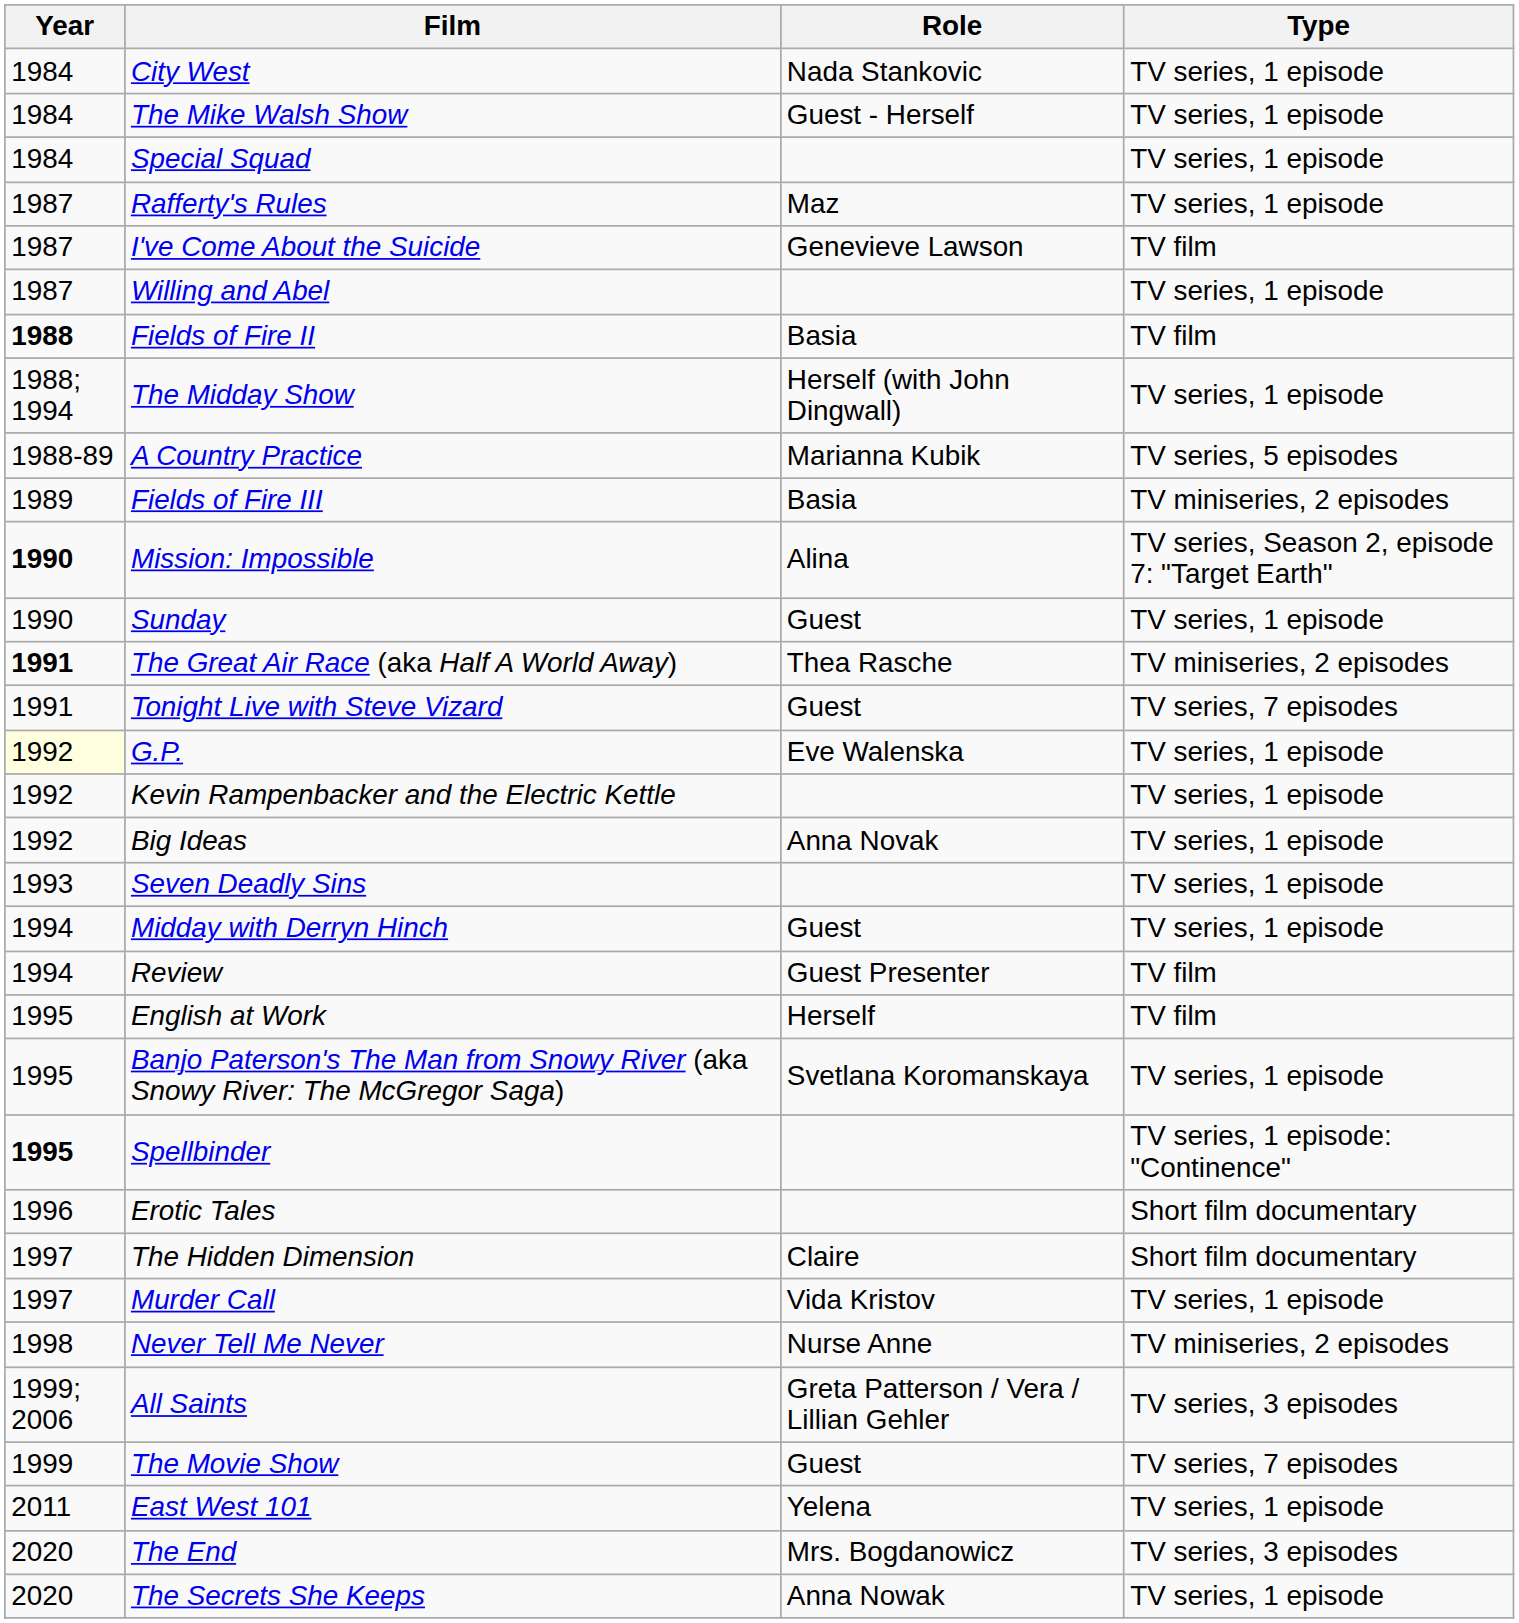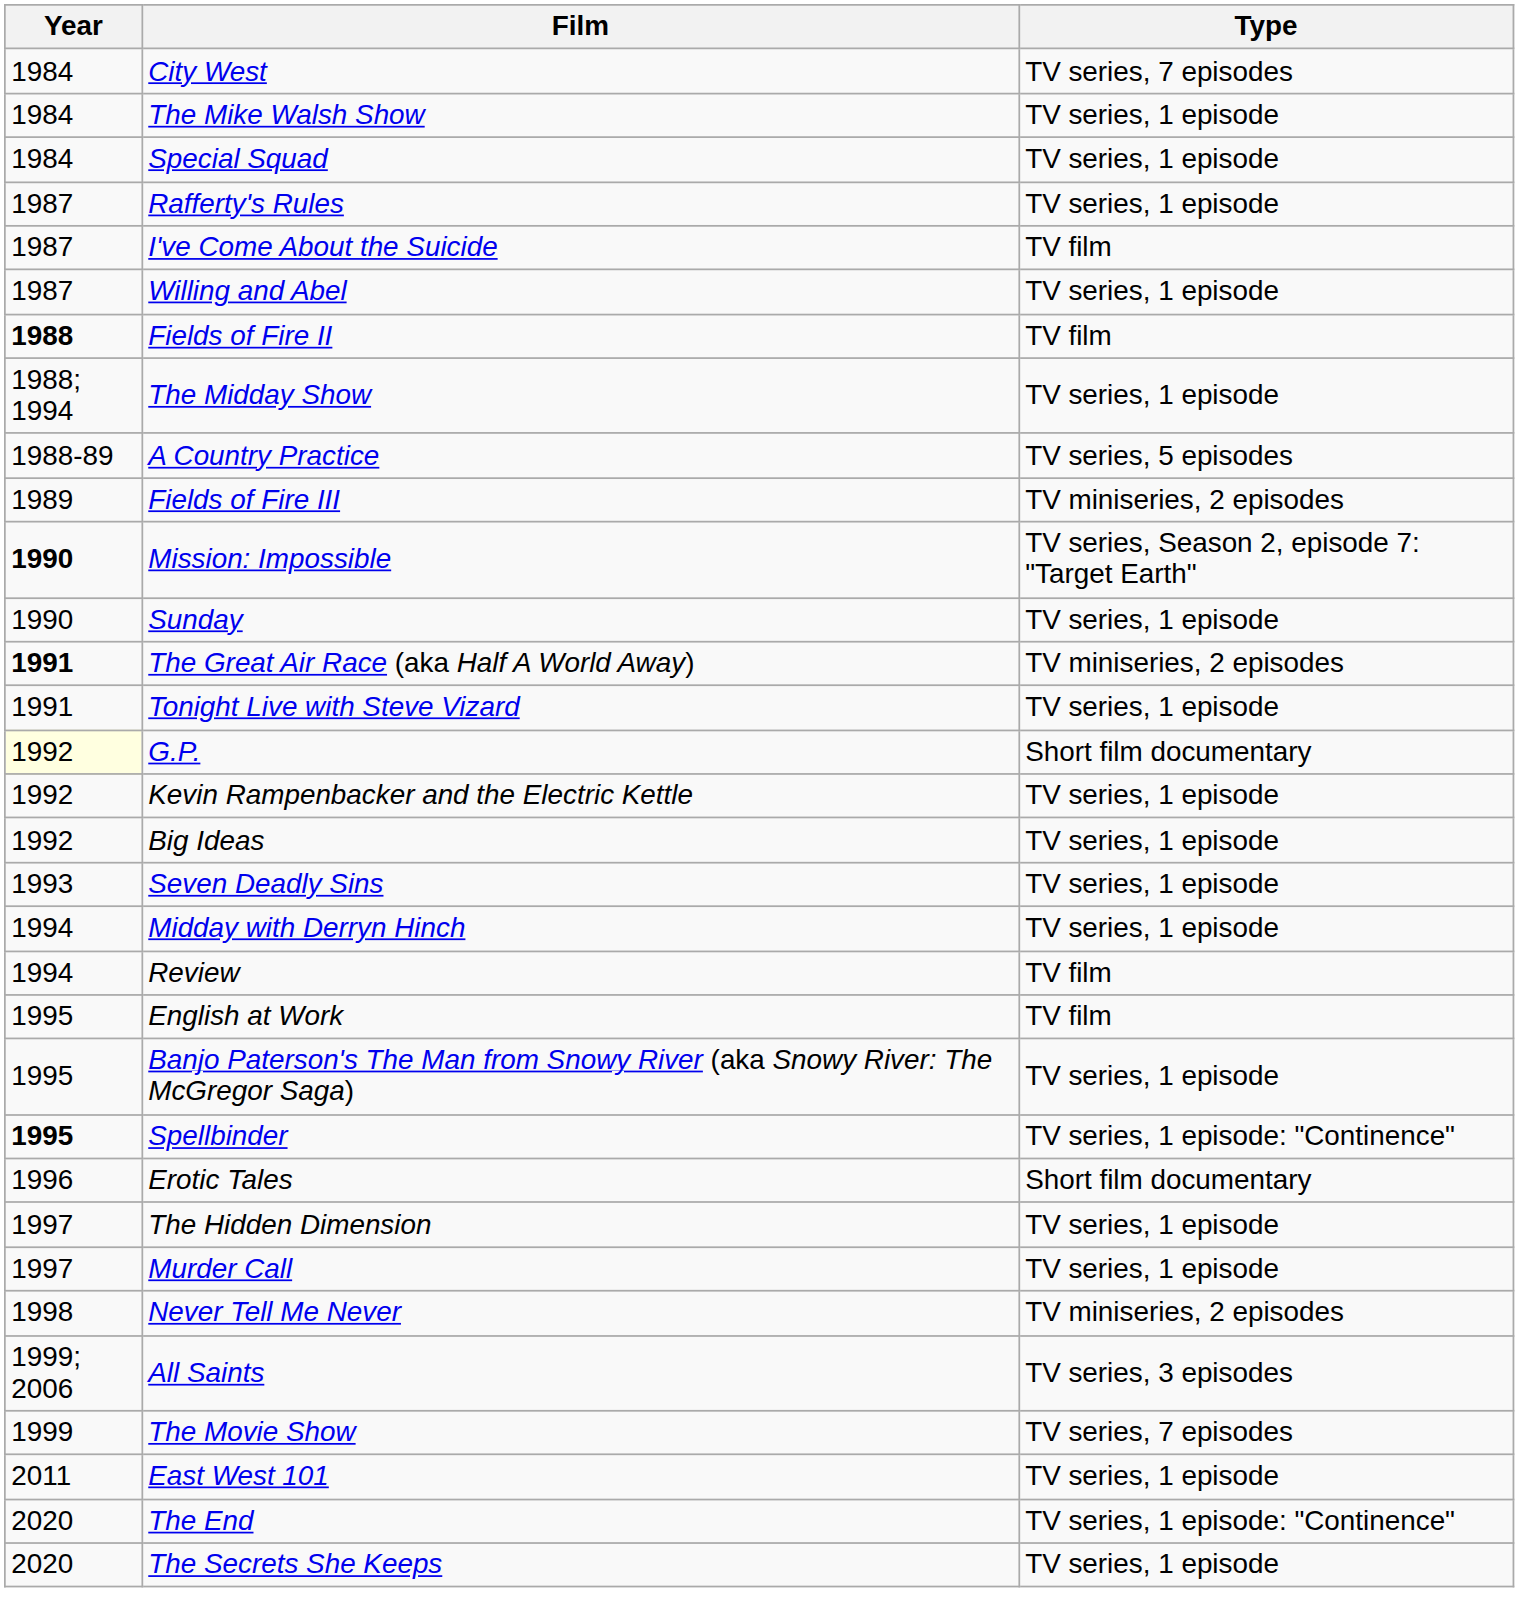- column: (952, 26)
(1257, 70) TV series, 1 episode -> (1159, 70) TV series, 7 episodes
(1264, 707) TV series, 7 episodes -> (1152, 707) TV series, 1 episode
(1257, 751) TV series, 1 episode -> (1168, 751) Short film documentary
(1273, 1255) Short film documentary -> (1152, 1224) TV series, 1 episode
(1264, 1551) TV series, 3 episodes -> (1240, 1520) TV series, 1 episode: "Continence"
